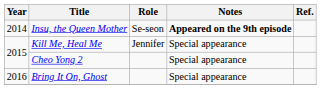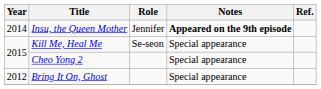(148, 28) Se-seon -> (148, 28) Jennifer
(148, 44) Jennifer -> (148, 44) Se-seon
(17, 76) 2016 -> (17, 76) 2012
